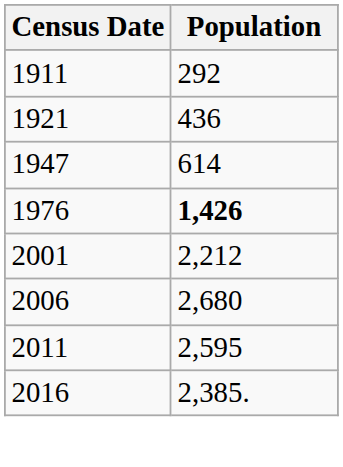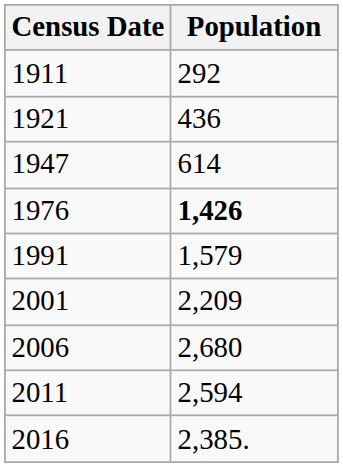+ row: (40, 255)
(210, 255) 2,212 -> (210, 301) 2,209
(210, 347) 2,595 -> (210, 392) 2,594
